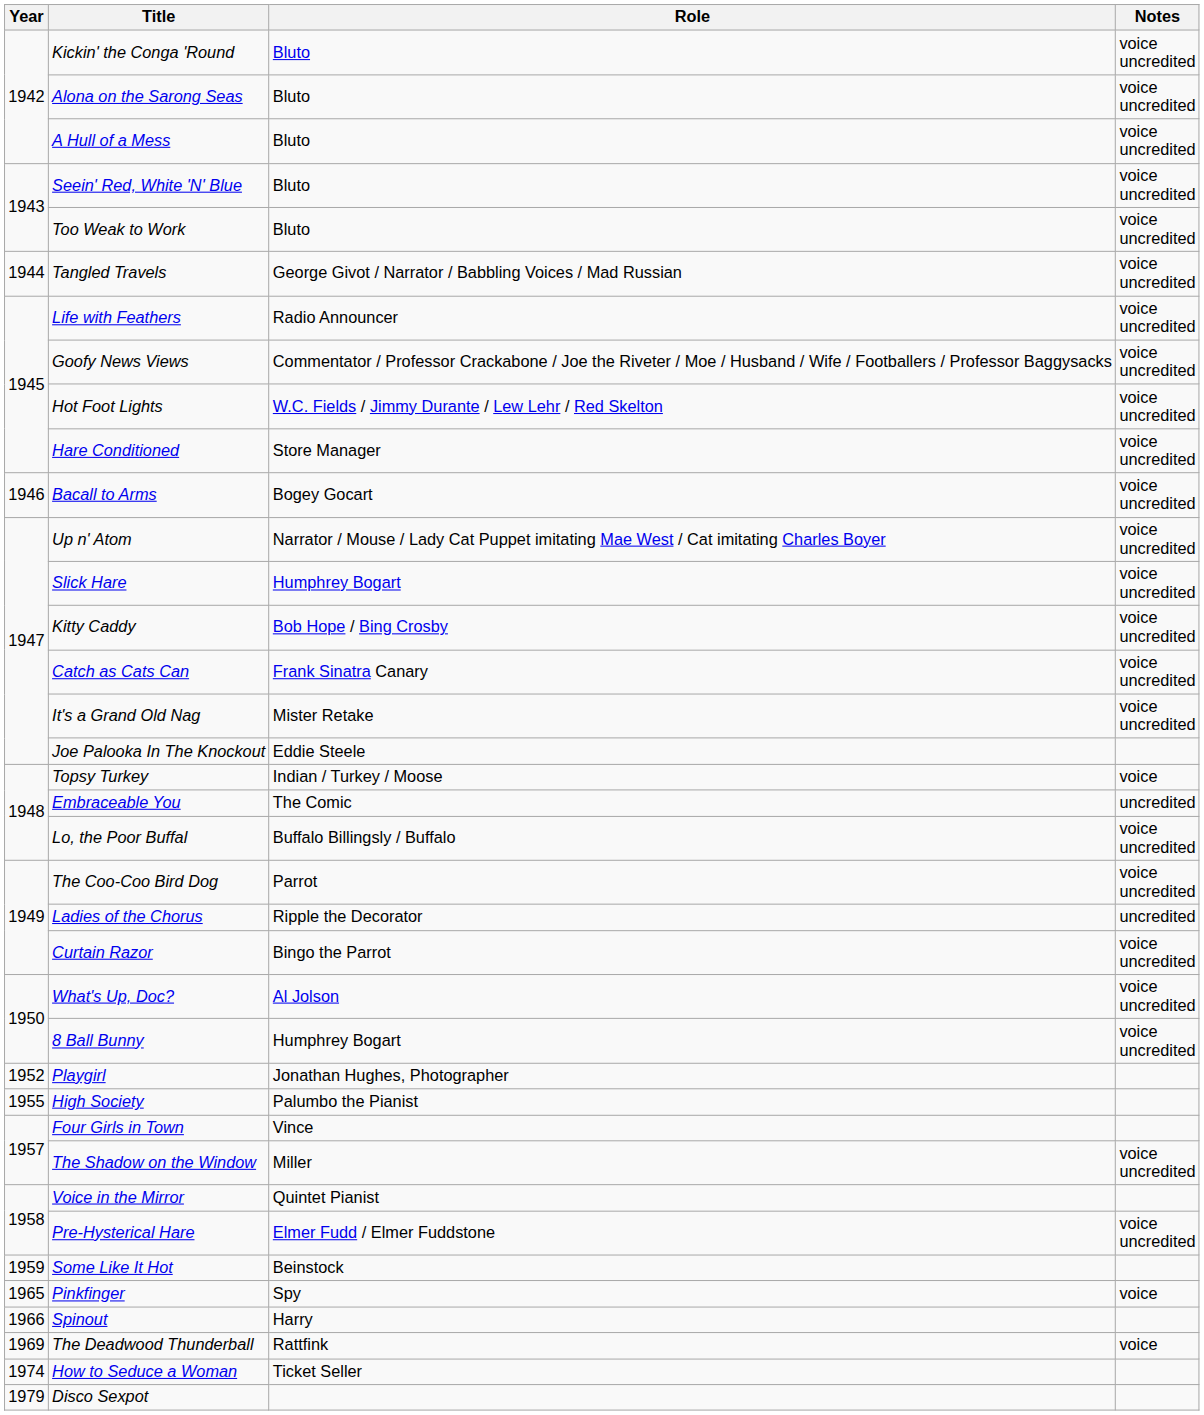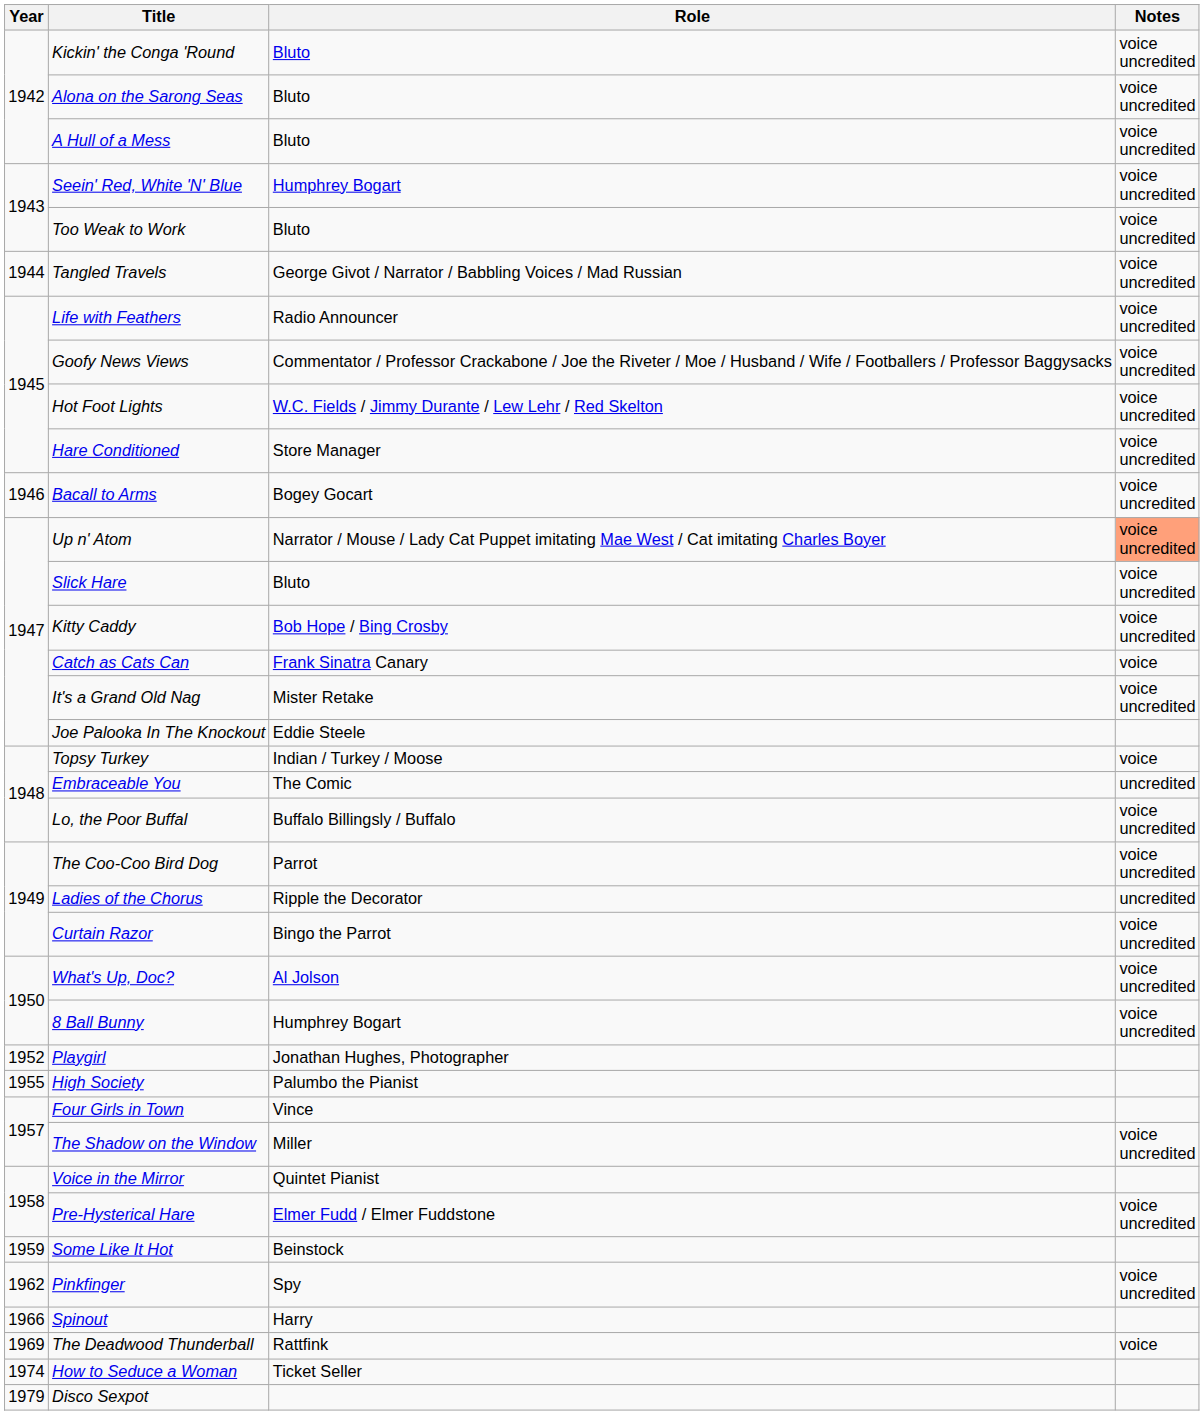(291, 185) Bluto -> (337, 185) Humphrey Bogart
(1157, 539) no background -> (1157, 539) lightsalmon background
(337, 583) Humphrey Bogart -> (291, 583) Bluto
(1157, 671) voice uncredited -> (1138, 662) voice
(26, 1293) 1965 -> (26, 1284) 1962
(1138, 1293) voice -> (1157, 1284) voice uncredited
